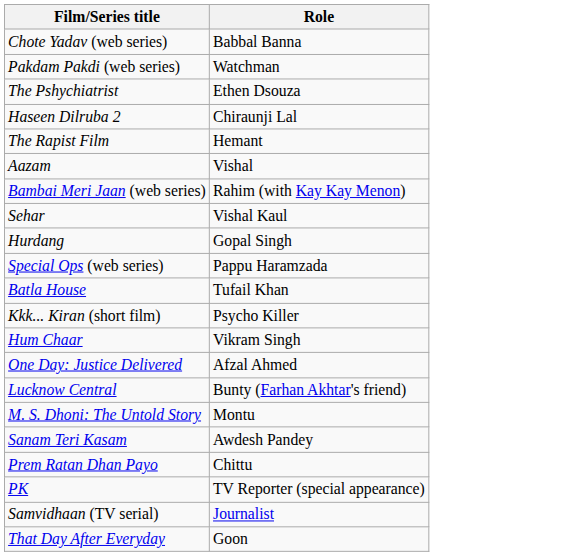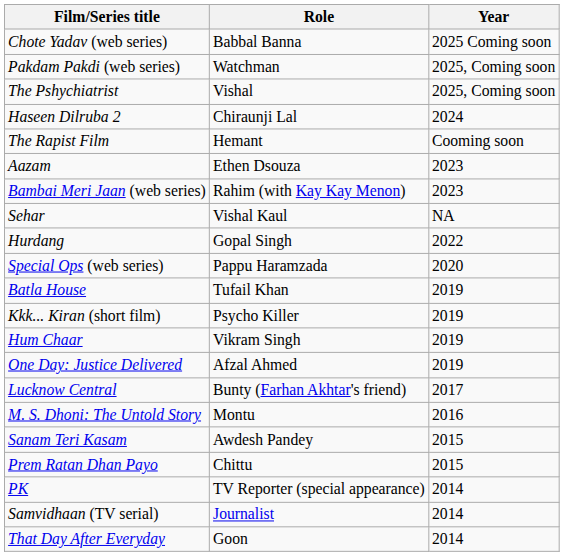+ column: (494, 16)
(257, 91) Ethen Dsouza -> (233, 91) Vishal
(233, 166) Vishal -> (257, 166) Ethen Dsouza
